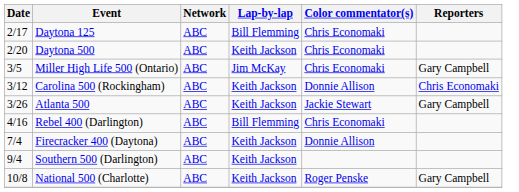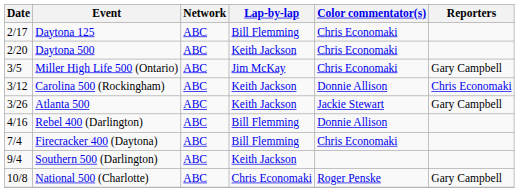(345, 123) Chris Economaki -> (352, 123) Donnie Allison
(264, 141) Keith Jackson -> (265, 141) Bill Flemming
(339, 141) Donnie Allison -> (357, 141) Chris Economaki
(264, 178) Keith Jackson -> (272, 178) Chris Economaki
